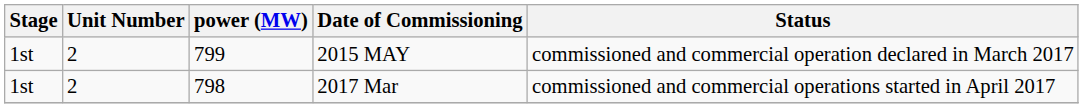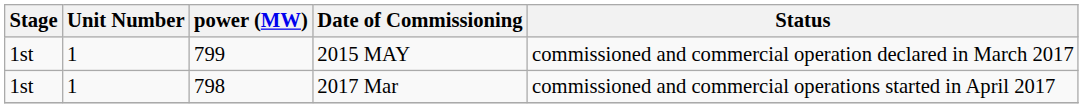(72, 53) 2 -> (72, 53) 1
(72, 86) 2 -> (72, 86) 1
